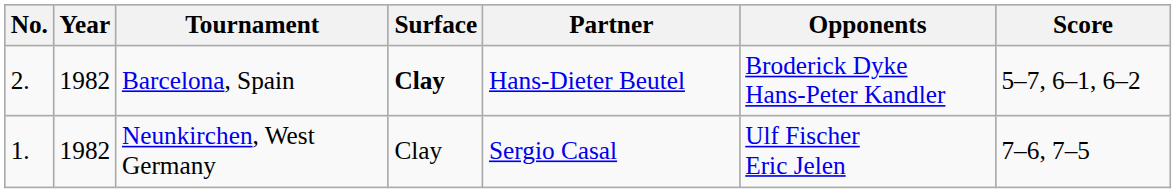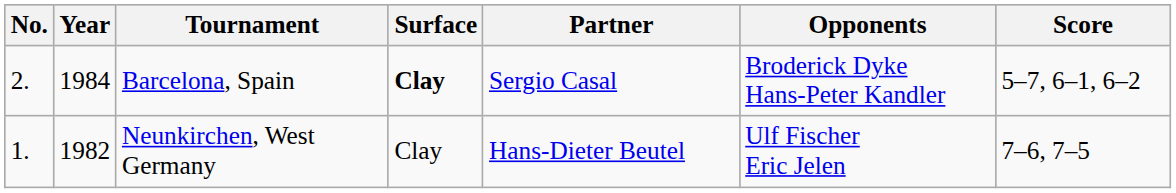(85, 80) 1982 -> (85, 80) 1984
(587, 80) Hans-Dieter Beutel -> (553, 80) Sergio Casal
(553, 150) Sergio Casal -> (587, 150) Hans-Dieter Beutel
